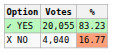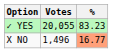(56, 40) 4,040 -> (56, 40) 1,496
